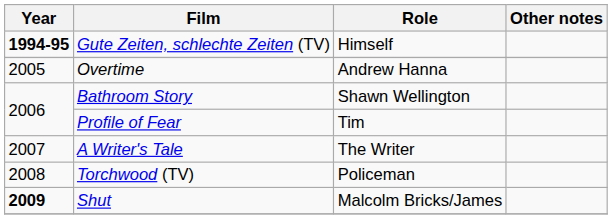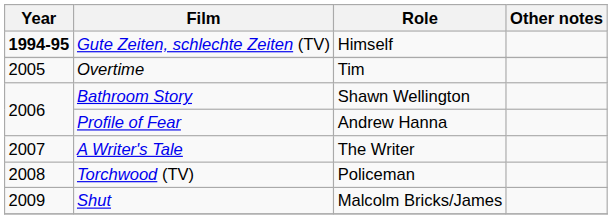(392, 70) Andrew Hanna -> (351, 70) Tim
(351, 123) Tim -> (392, 123) Andrew Hanna
(27, 201) bold -> (27, 201) normal
